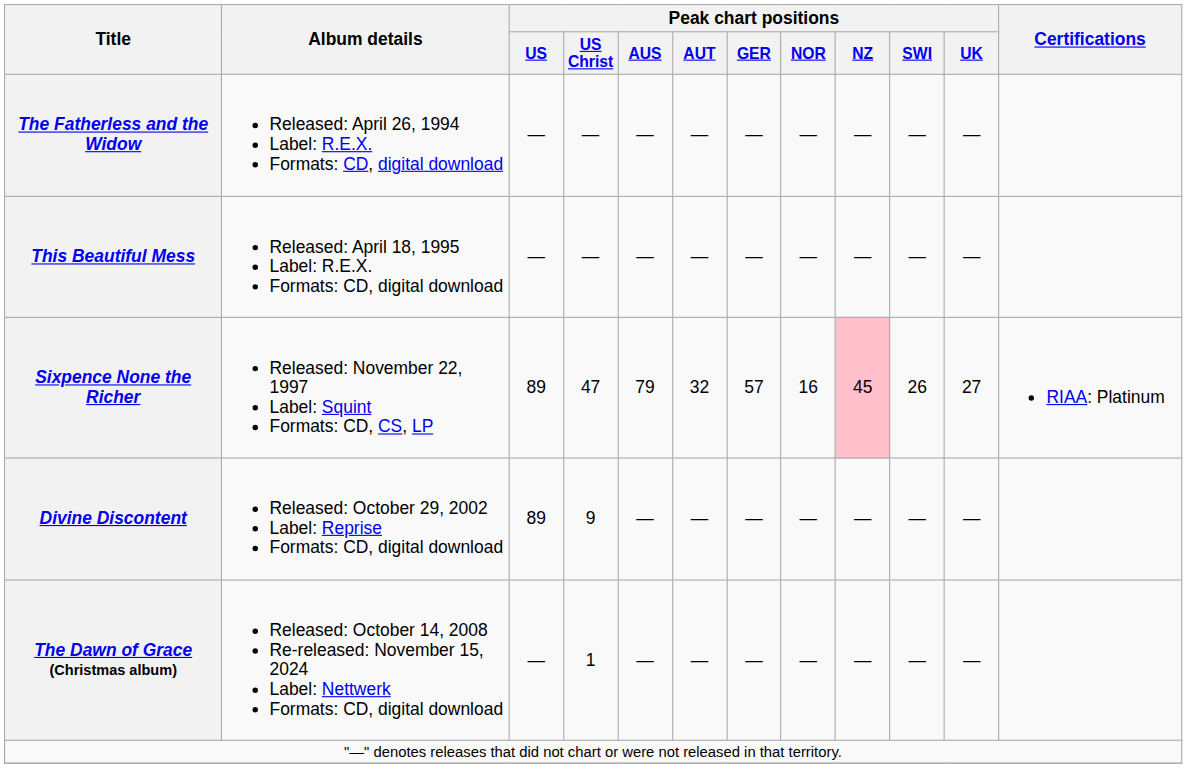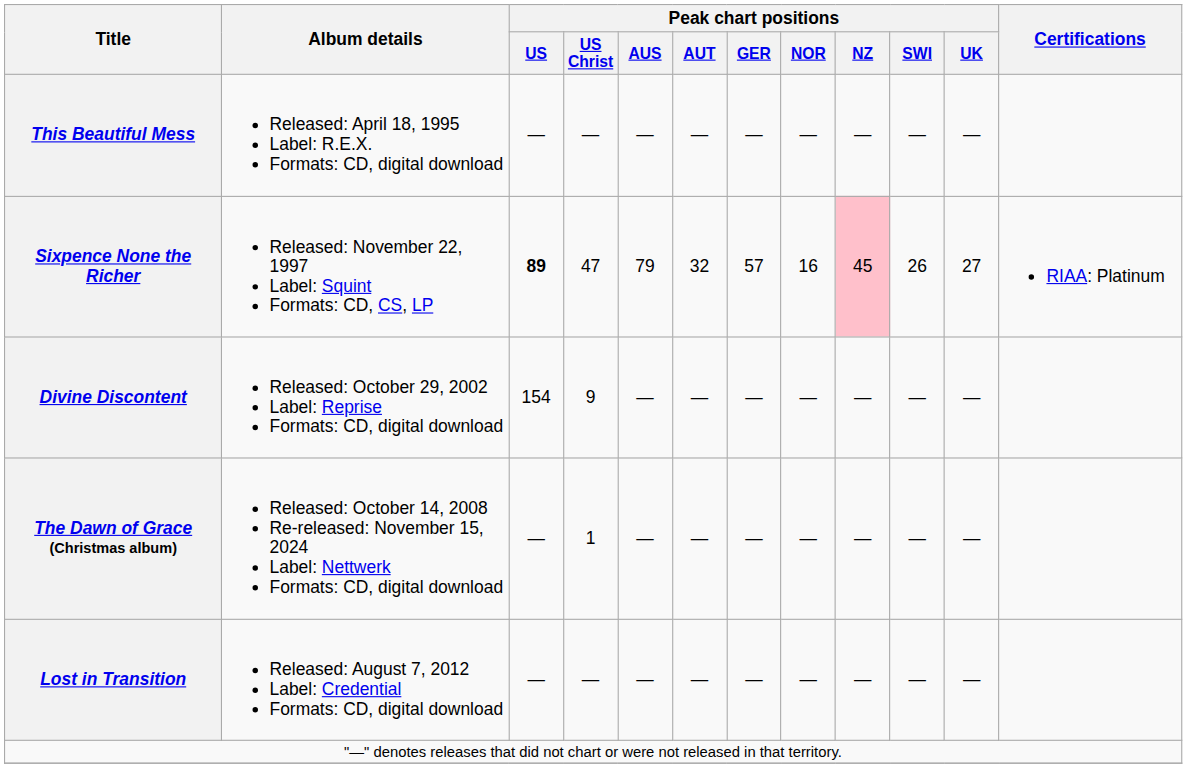- row: (113, 135)
(536, 387) normal -> (536, 266) bold
(536, 518) 89 -> (536, 397) 154
+ row: (113, 679)
